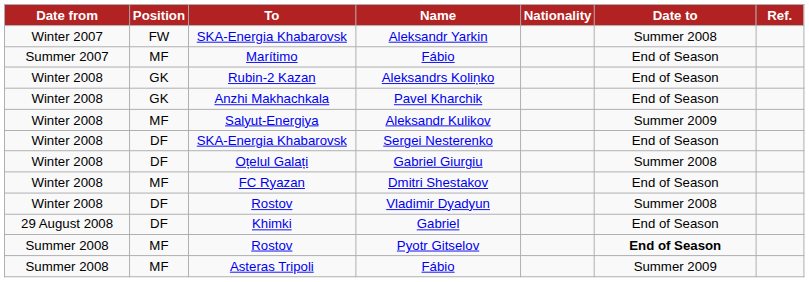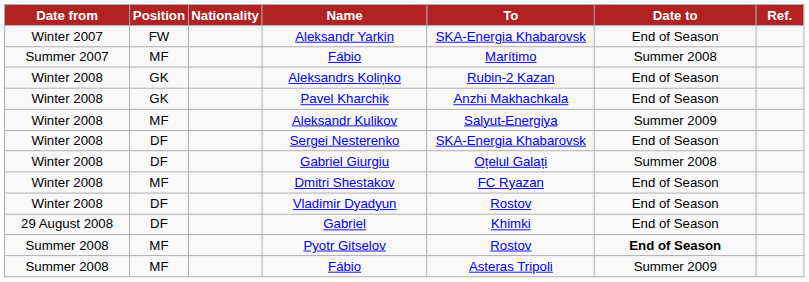columns swapped: (558, 15) <-> (272, 15)
(675, 36) Summer 2008 -> (675, 36) End of Season
(675, 57) End of Season -> (675, 57) Summer 2008
(675, 204) Summer 2008 -> (675, 204) End of Season
